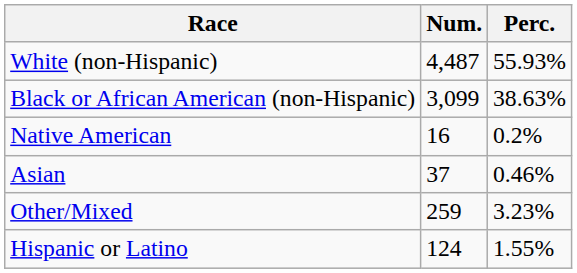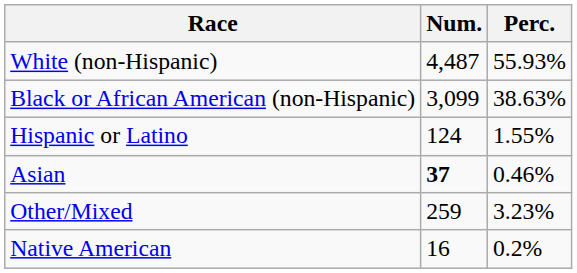rows swapped: (91, 135) <-> (99, 248)
(438, 173) normal -> (438, 173) bold
